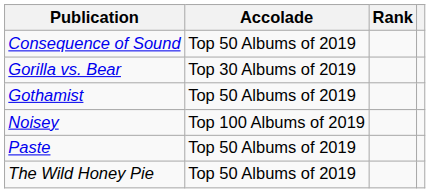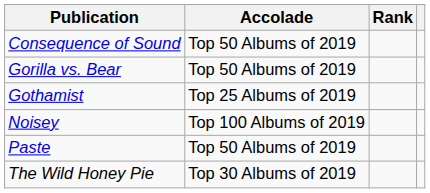(272, 69) Top 30 Albums of 2019 -> (272, 69) Top 50 Albums of 2019
(272, 95) Top 50 Albums of 2019 -> (272, 95) Top 25 Albums of 2019
(272, 174) Top 50 Albums of 2019 -> (272, 174) Top 30 Albums of 2019
